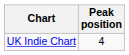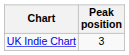(101, 42) 4 -> (101, 42) 3
